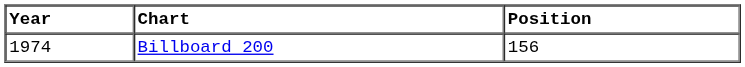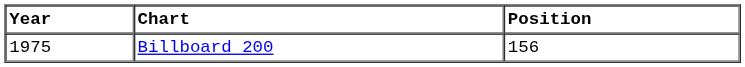(30, 48) 1974 -> (30, 48) 1975
